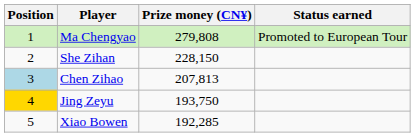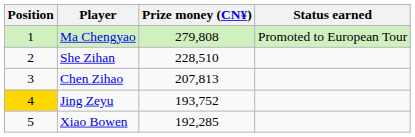(197, 57) 228,150 -> (197, 57) 228,510
(31, 79) lightblue background -> (31, 79) no background
(197, 100) 193,750 -> (197, 100) 193,752
